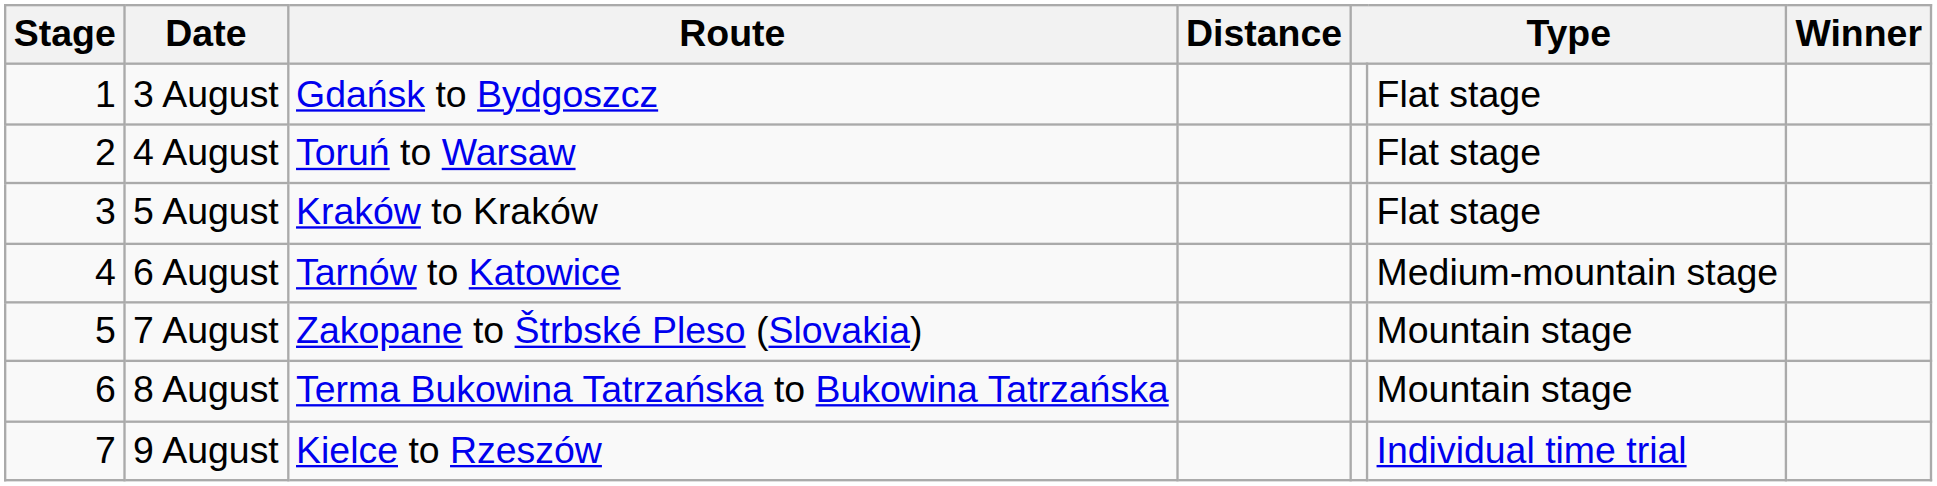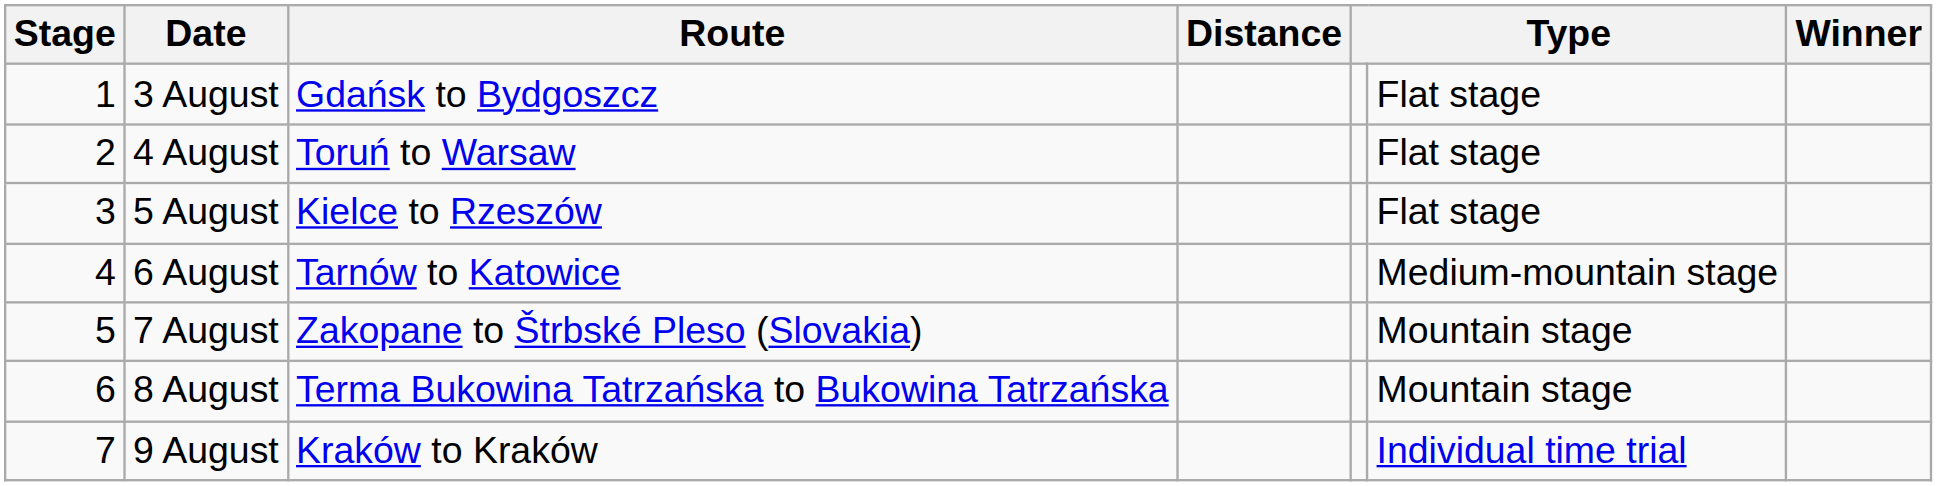(447, 212) Kraków to Kraków -> (449, 212) Kielce to Rzeszów
(449, 449) Kielce to Rzeszów -> (447, 449) Kraków to Kraków
